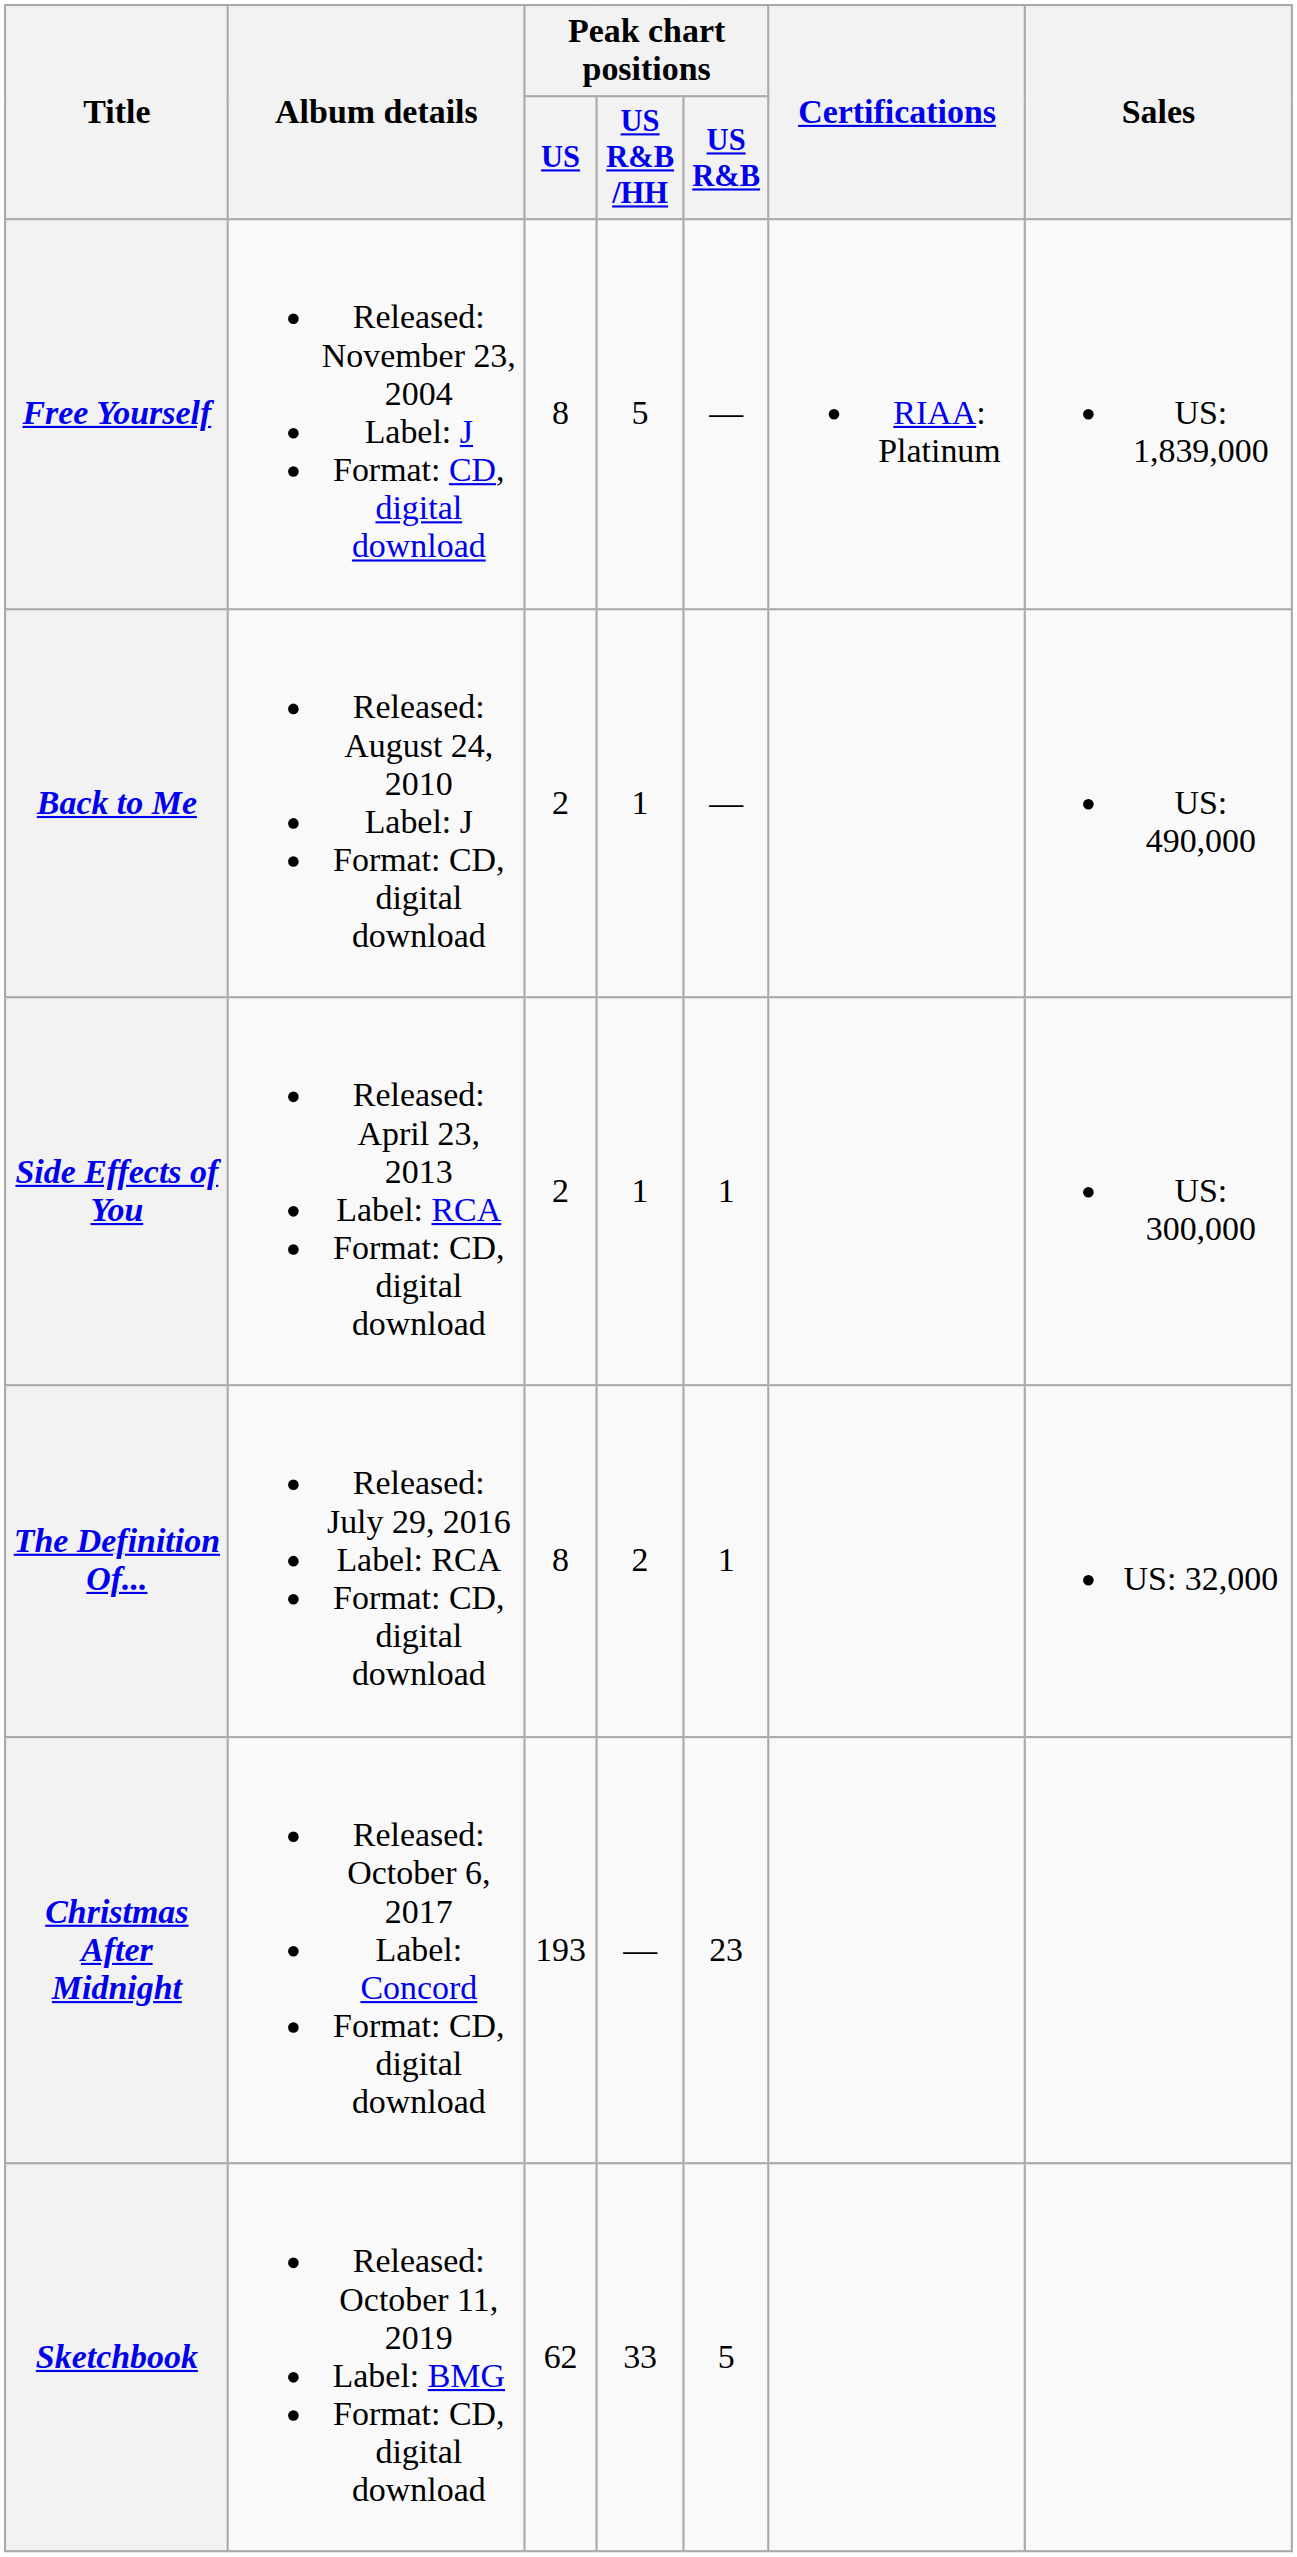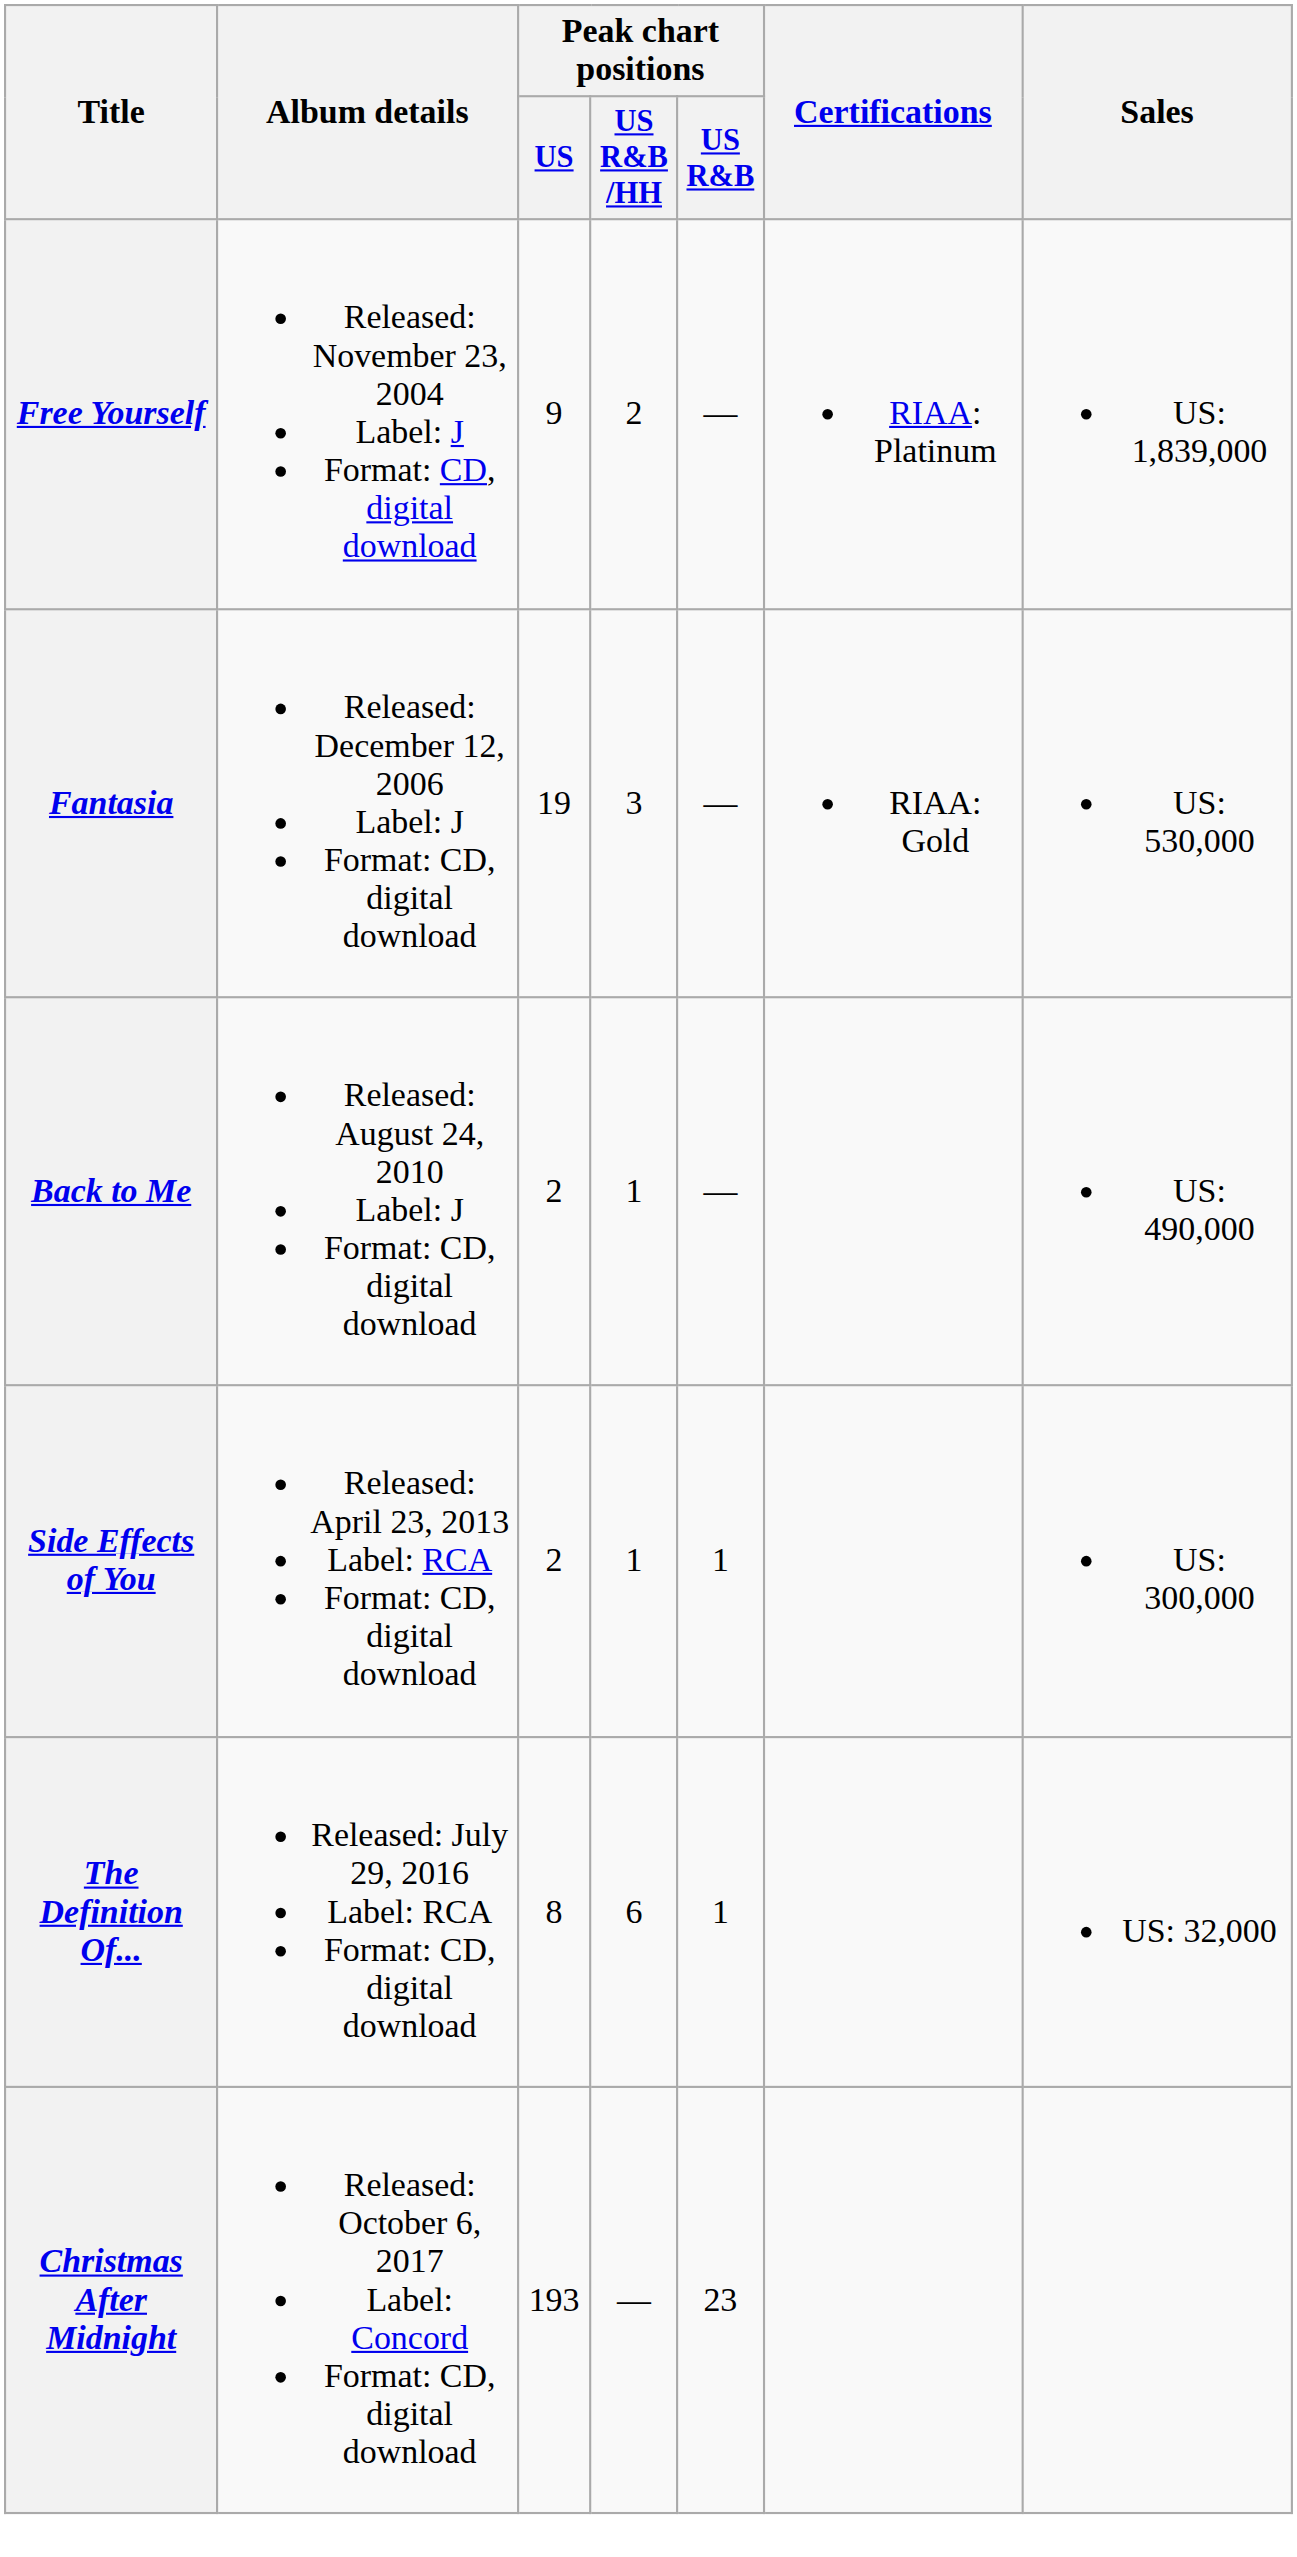(561, 413) 8 -> (554, 413) 9
(640, 413) 5 -> (634, 413) 2
+ row: (111, 802)
(640, 1560) 2 -> (634, 1911) 6
- row: (117, 2357)
